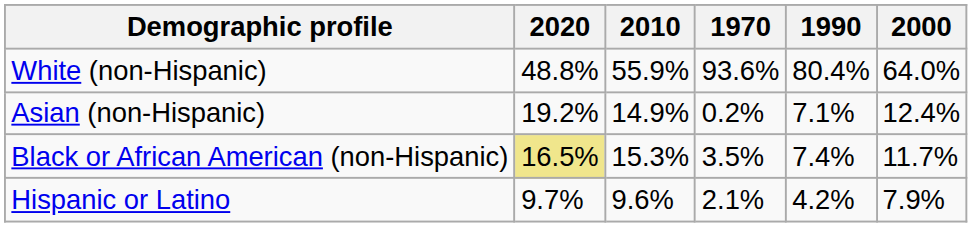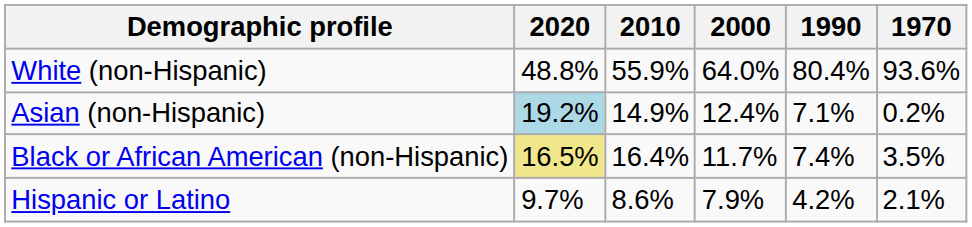columns swapped: (921, 27) <-> (741, 27)
(560, 113) no background -> (560, 113) lightblue background
(650, 157) 15.3% -> (650, 157) 16.4%
(643, 200) 9.6% -> (643, 200) 8.6%
